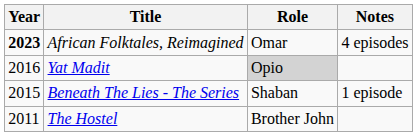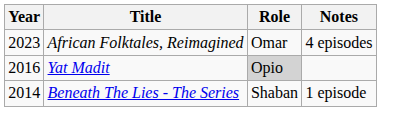(24, 42) bold -> (24, 42) normal
(24, 93) 2015 -> (24, 93) 2014
- row: (82, 118)
